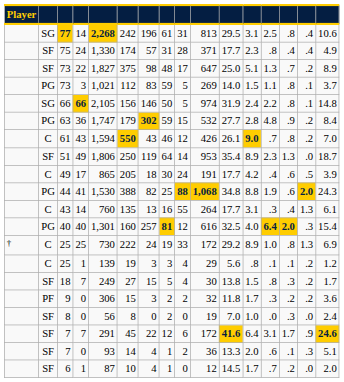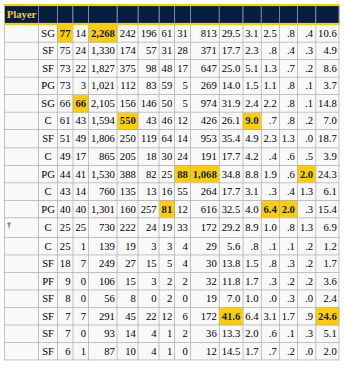(309, 51) .4 -> (309, 51) .3
(330, 68) 8.9 -> (330, 68) 8.6
- row: (65, 121)
(252, 156) 8.9 -> (252, 139) 4.9
(107, 299) 306 -> (107, 281) 106
